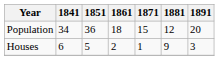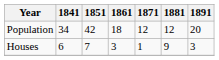(90, 30) 36 -> (90, 30) 42
(143, 30) 15 -> (143, 30) 12
(87, 47) 5 -> (87, 47) 7
(114, 47) 2 -> (114, 47) 3
